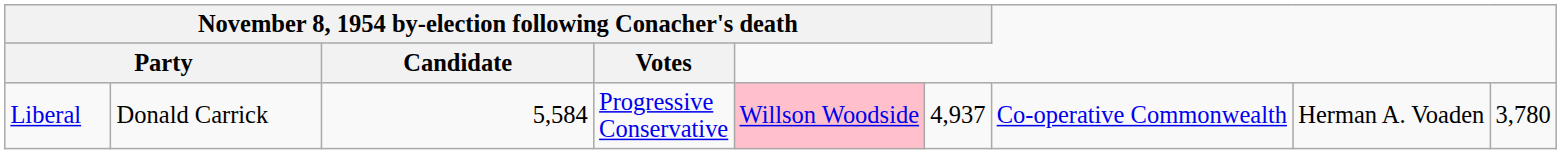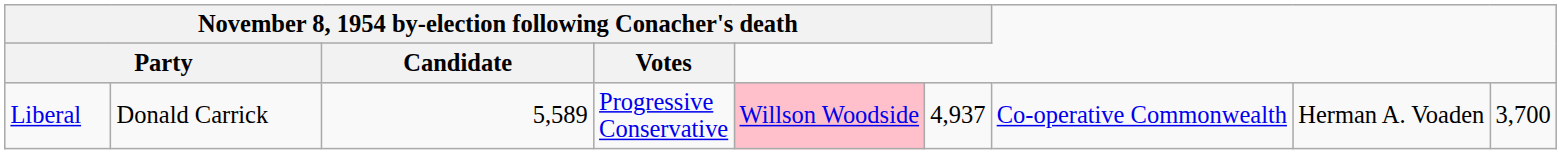(560, 115) 5,584 -> (560, 115) 5,589
(1523, 115) 3,780 -> (1523, 115) 3,700
